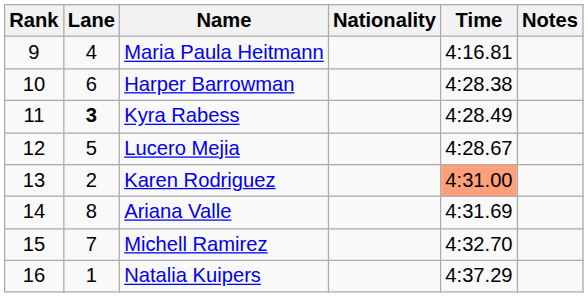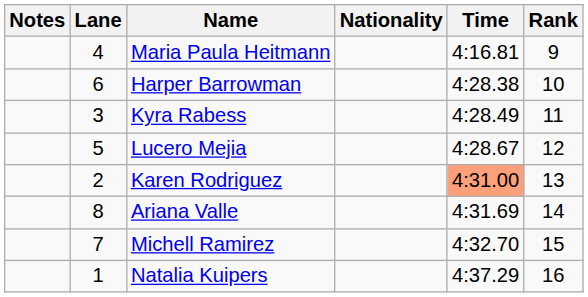columns swapped: (34, 20) <-> (550, 20)
(91, 116) bold -> (98, 116) normal
